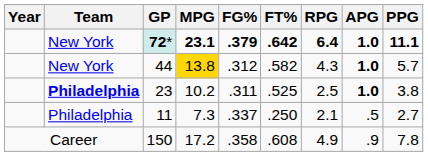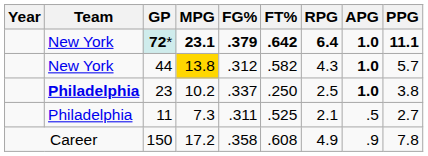(243, 91) .311 -> (242, 91) .337
(282, 91) .525 -> (282, 91) .250
(242, 115) .337 -> (243, 115) .311
(282, 115) .250 -> (282, 115) .525
